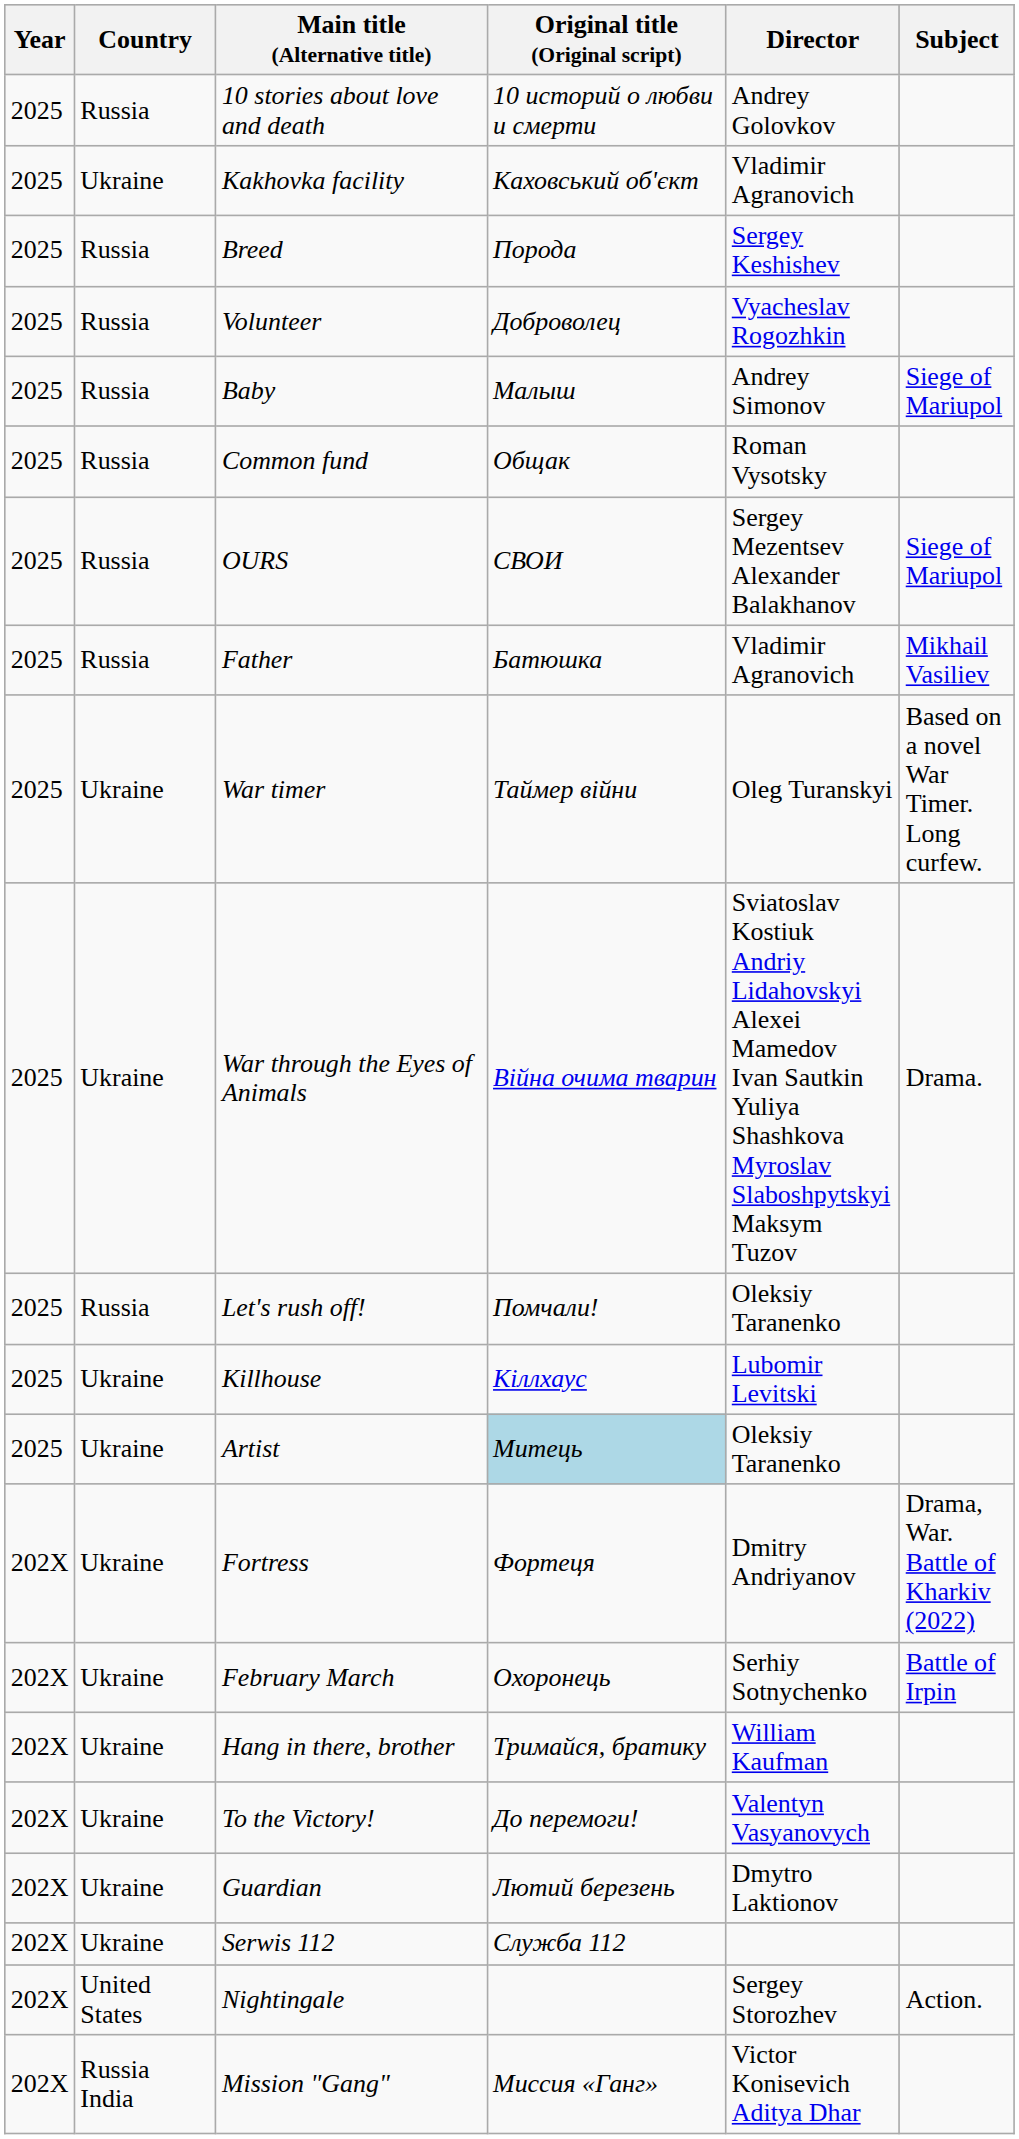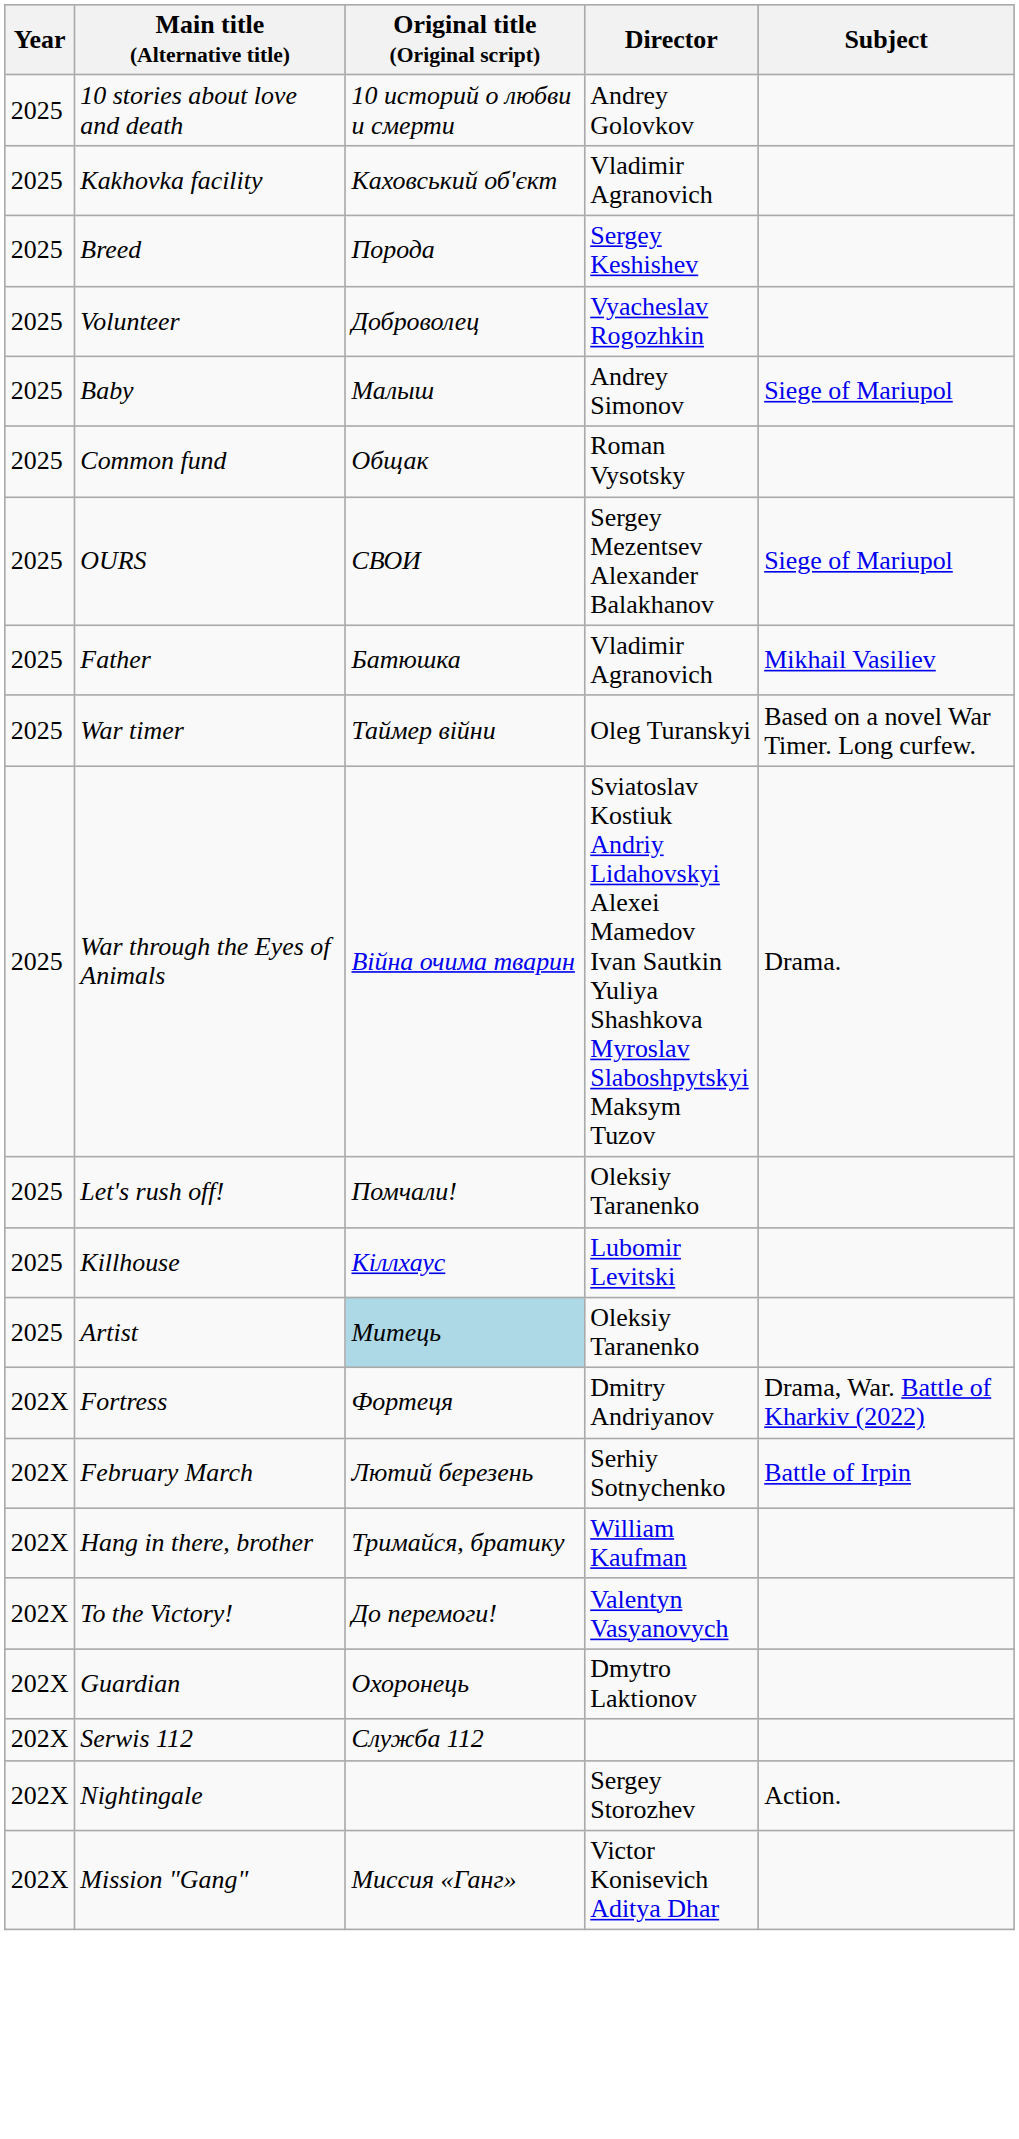- column: (145, 39)
(552, 1676) Охоронець -> (442, 1472) Лютий березень
(584, 1887) Лютий березень -> (410, 1683) Охоронець
